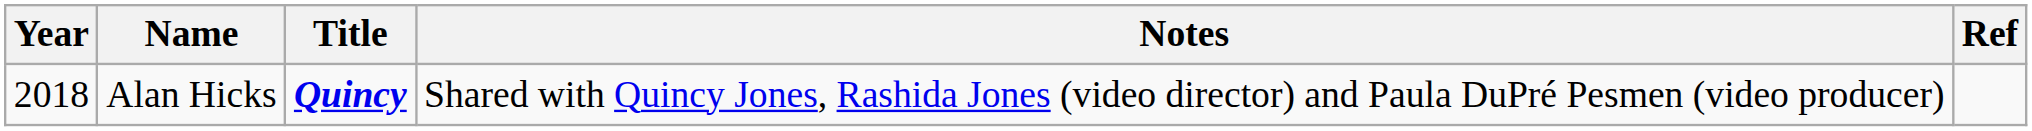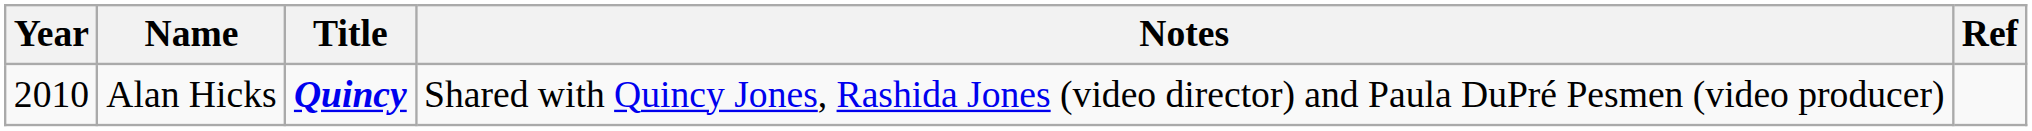(51, 93) 2018 -> (51, 93) 2010
